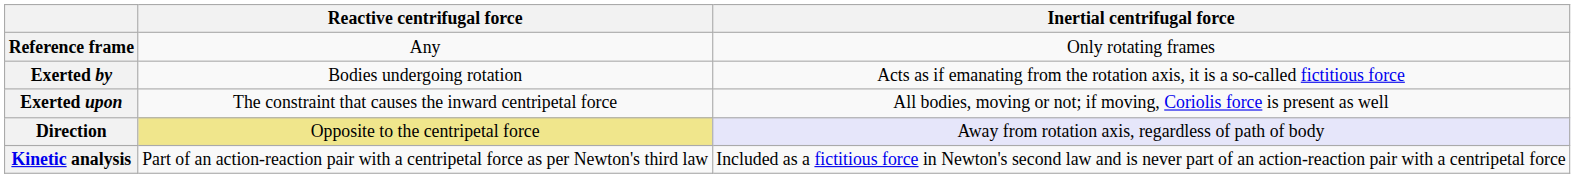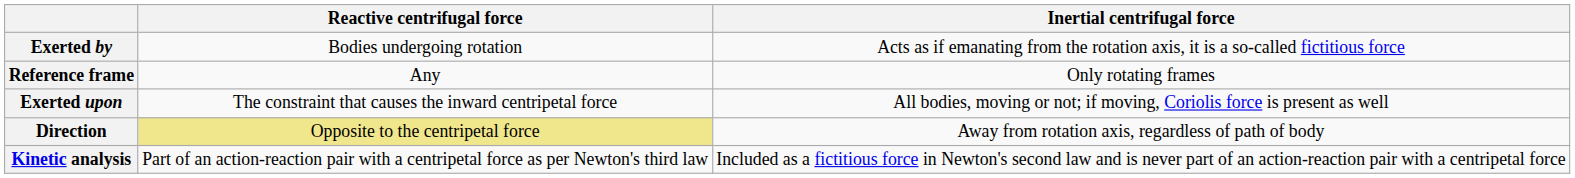rows swapped: (71, 46) <-> (71, 74)
(1141, 131) lavender background -> (1141, 131) no background
